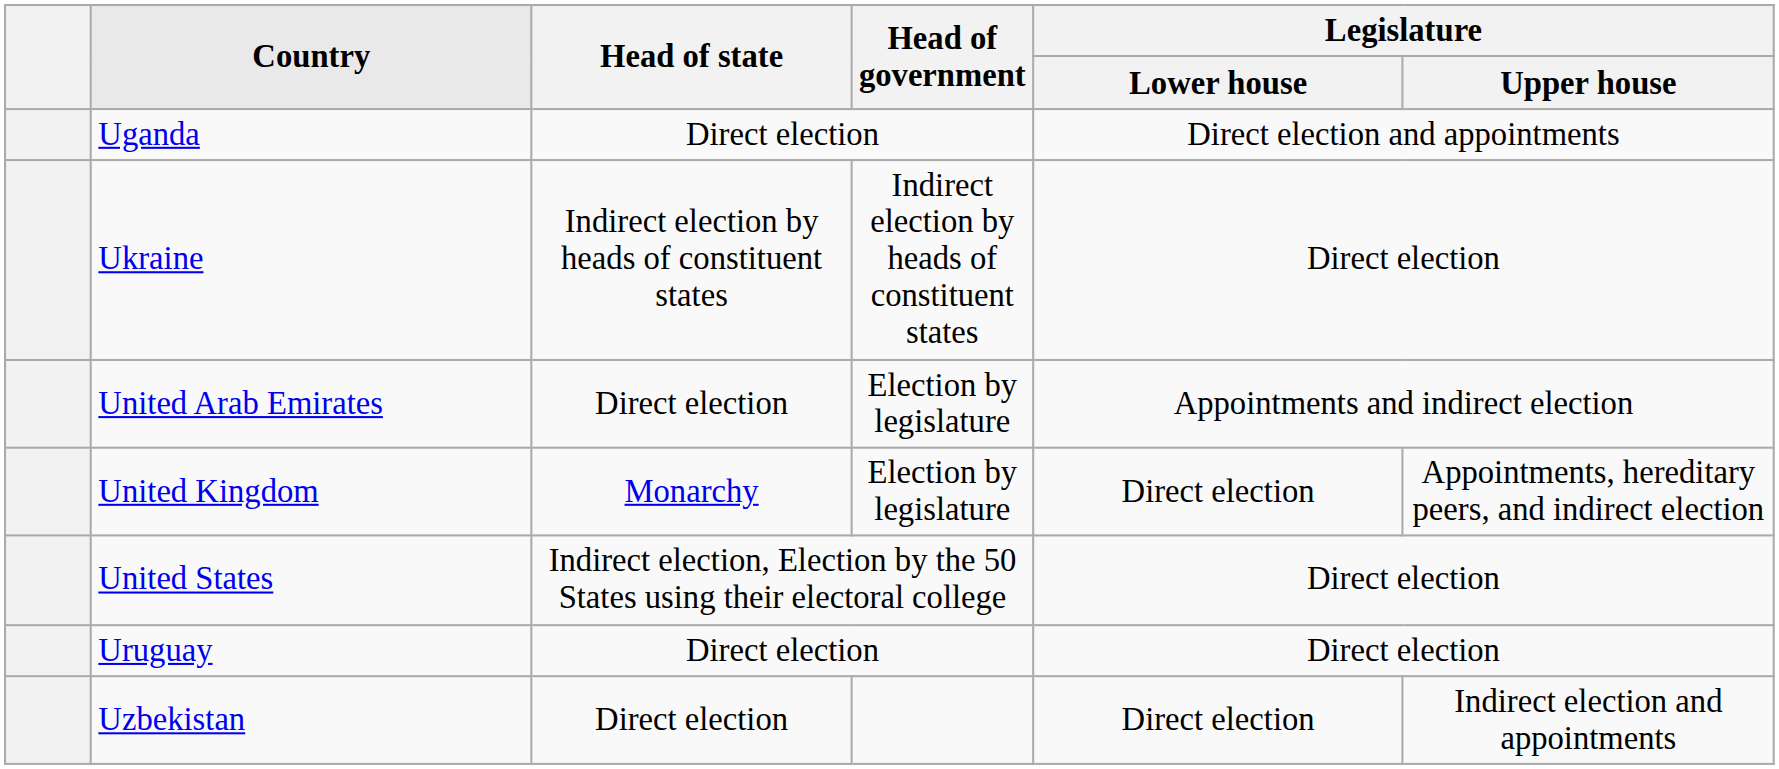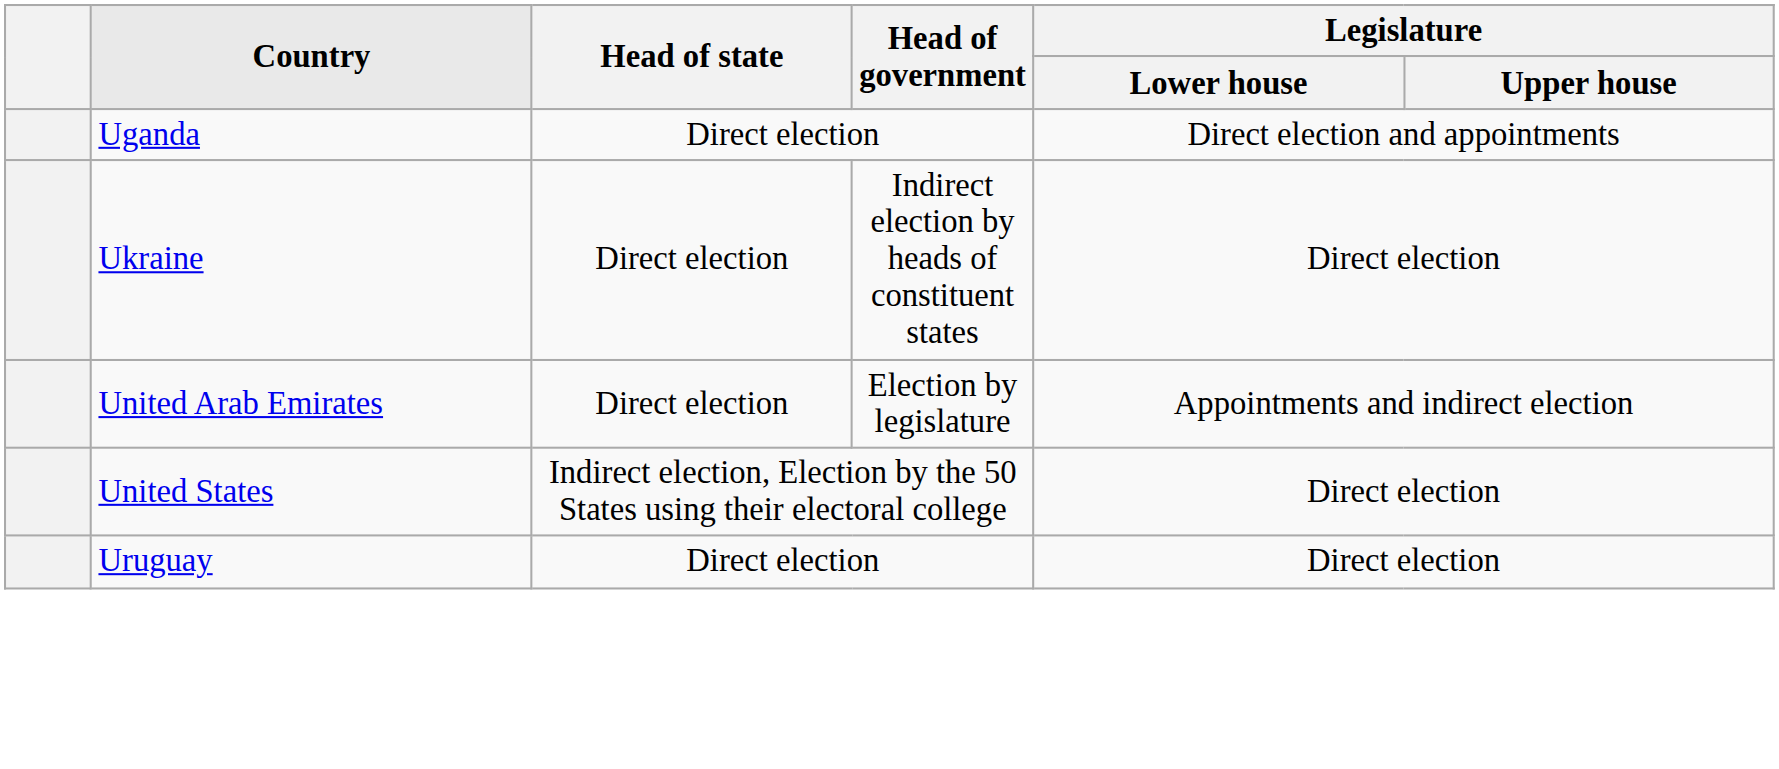(692, 259) Indirect election by heads of constituent states -> (692, 259) Direct election
- row: (209, 491)
- row: (172, 719)
